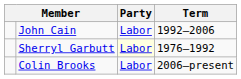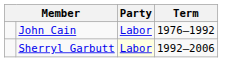(186, 30) 1992–2006 -> (186, 30) 1976–1992
(186, 48) 1976–1992 -> (186, 48) 1992–2006
- row: (57, 65)
